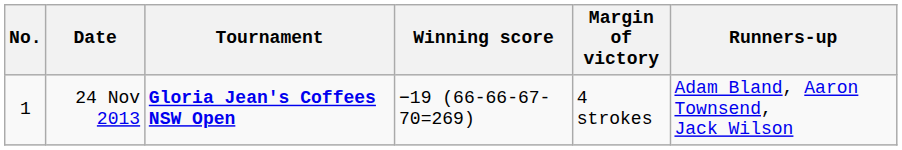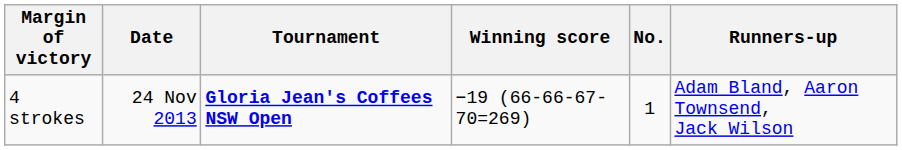columns swapped: (25, 40) <-> (621, 40)
